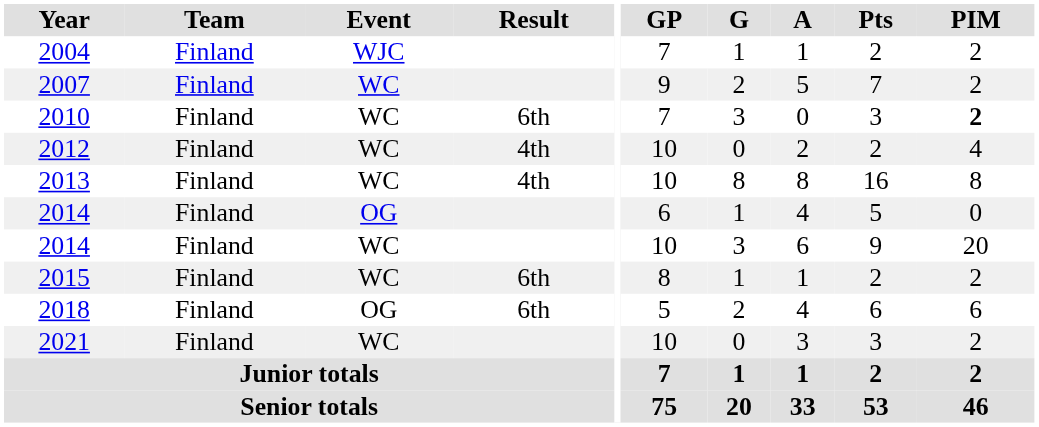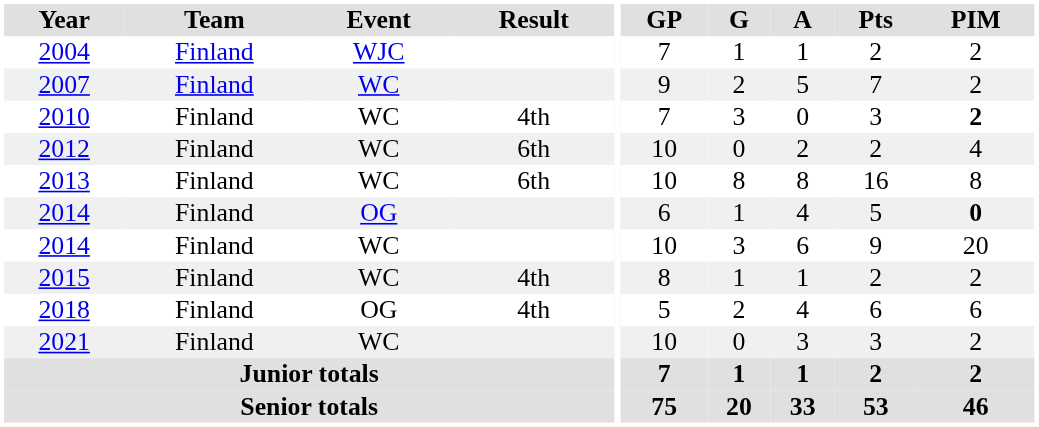(534, 116) 6th -> (534, 116) 4th
(534, 148) 4th -> (534, 148) 6th
(534, 180) 4th -> (534, 180) 6th
(976, 212) normal -> (976, 212) bold
(534, 277) 6th -> (534, 277) 4th
(534, 309) 6th -> (534, 309) 4th
